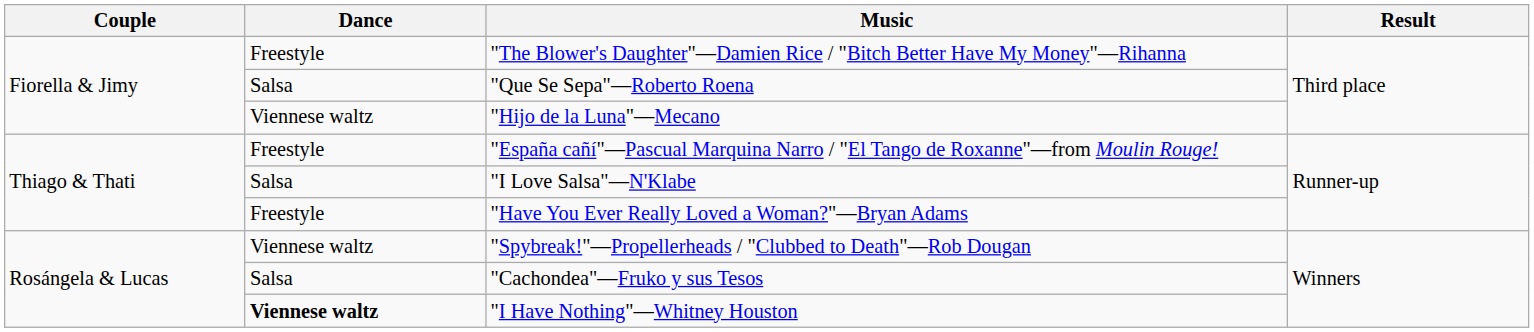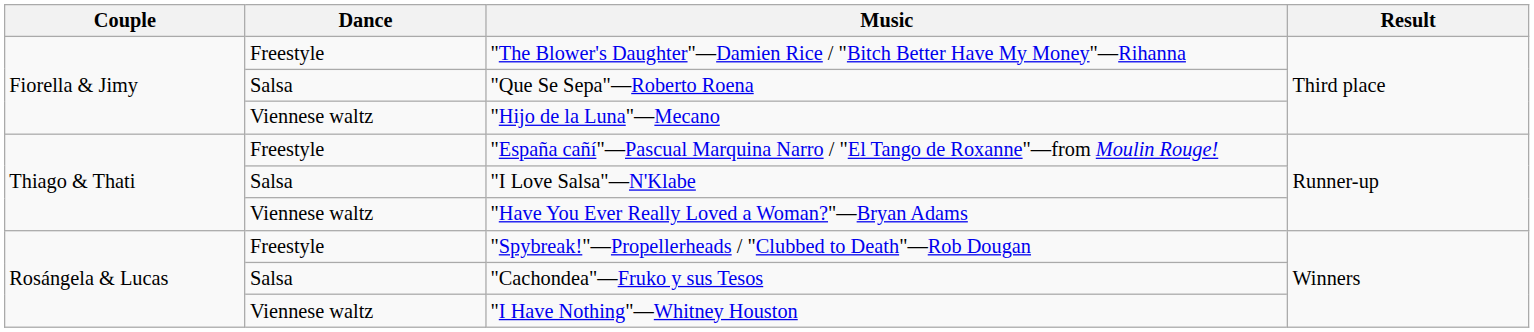(287, 213) Freestyle -> (312, 213) Viennese waltz
(312, 246) Viennese waltz -> (287, 246) Freestyle
(314, 310) bold -> (312, 310) normal
